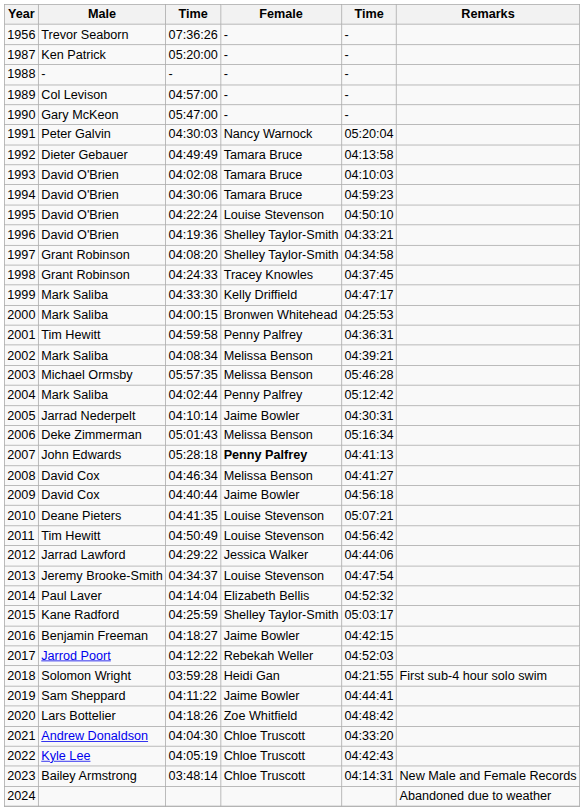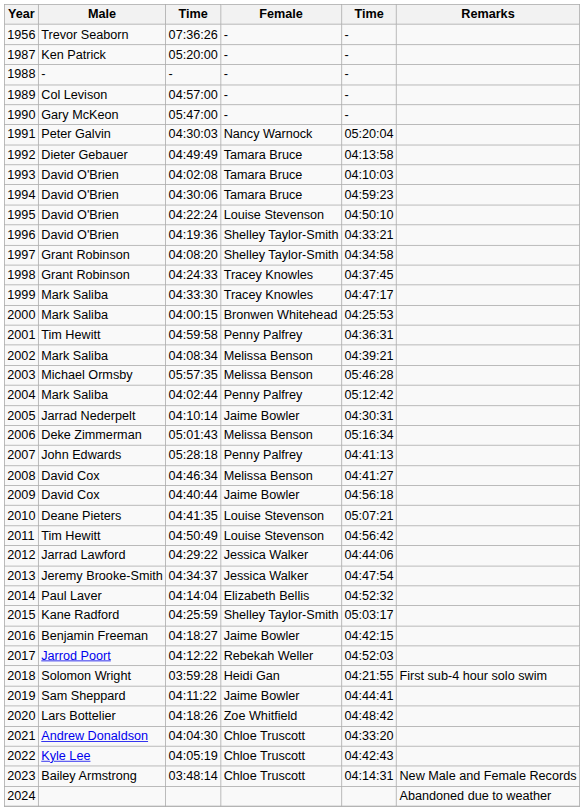(260, 295) Kelly Driffield -> (268, 295) Tracey Knowles
(265, 455) bold -> (263, 455) normal
(274, 575) Louise Stevenson -> (266, 575) Jessica Walker
